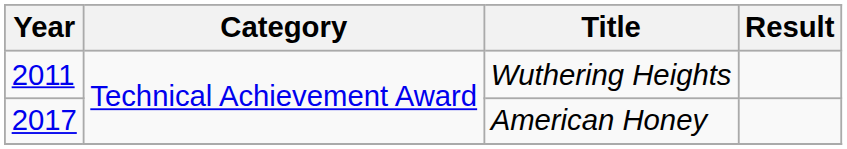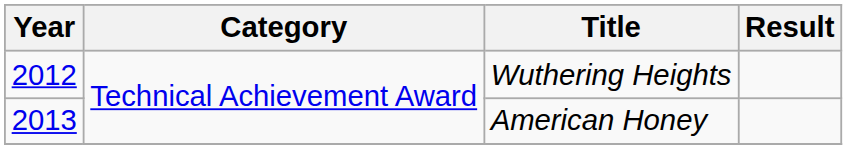(43, 74) 2011 -> (44, 74) 2012
(44, 120) 2017 -> (44, 120) 2013
